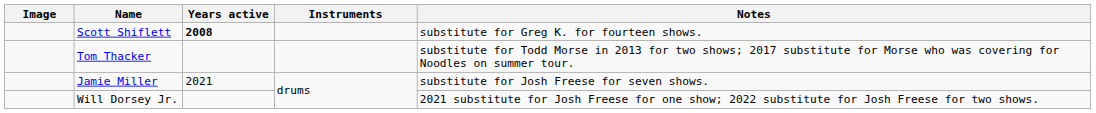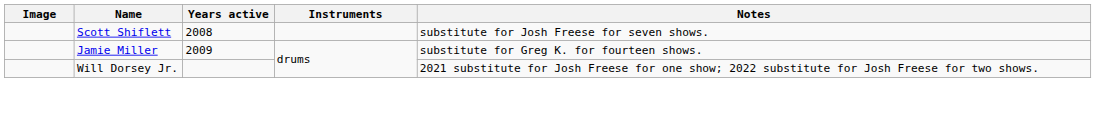(199, 32) bold -> (199, 32) normal
(561, 32) substitute for Greg K. for fourteen shows. -> (564, 32) substitute for Josh Freese for seven shows.
- row: (114, 56)
(199, 81) 2021 -> (199, 50) 2009
(564, 81) substitute for Josh Freese for seven shows. -> (561, 50) substitute for Greg K. for fourteen shows.
